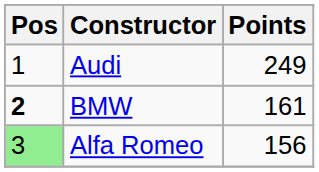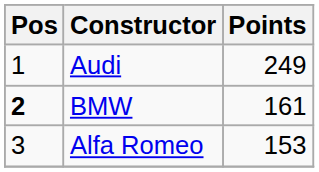(18, 146) lightgreen background -> (18, 146) no background
(285, 146) 156 -> (285, 146) 153
